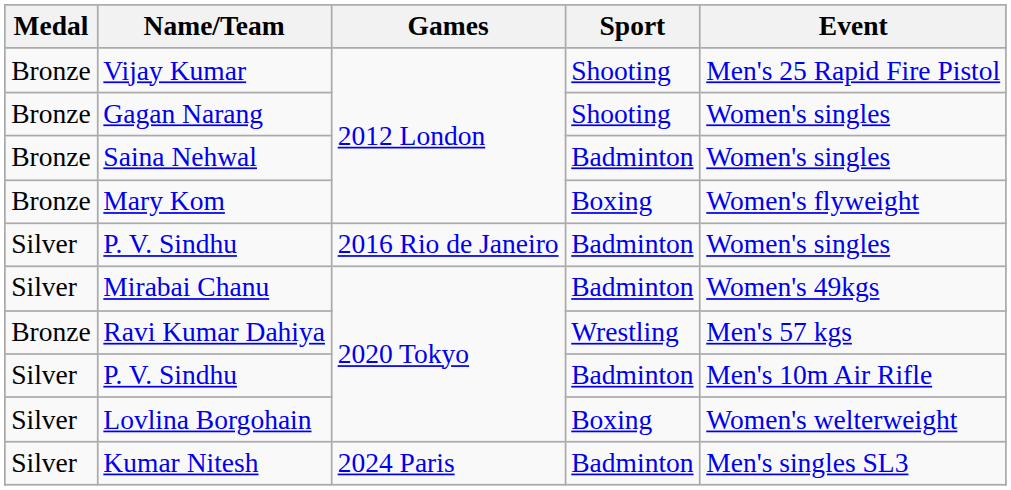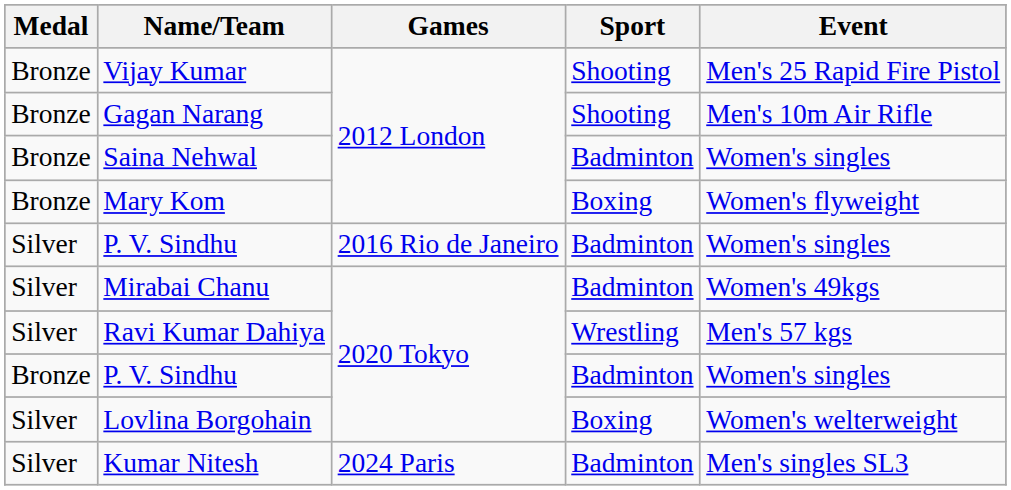(798, 113) Women's singles -> (819, 113) Men's 10m Air Rifle
(51, 331) Bronze -> (44, 331) Silver
(44, 375) Silver -> (51, 375) Bronze
(819, 375) Men's 10m Air Rifle -> (798, 375) Women's singles
